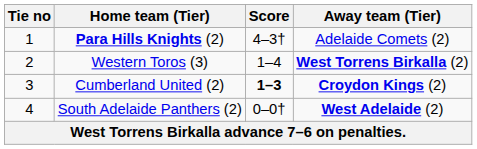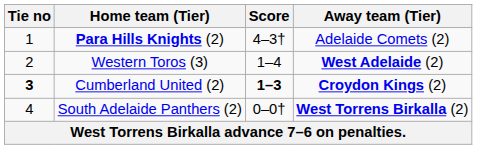(382, 62) West Torrens Birkalla (2) -> (382, 62) West Adelaide (2)
(29, 86) normal -> (29, 86) bold
(382, 109) West Adelaide (2) -> (382, 109) West Torrens Birkalla (2)
